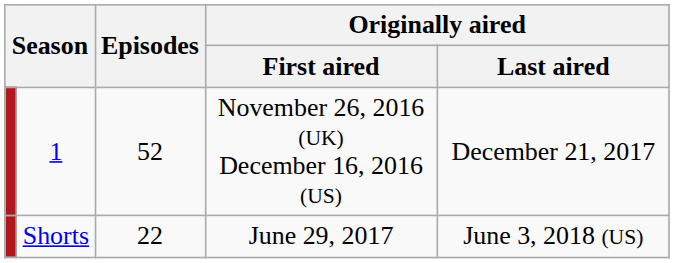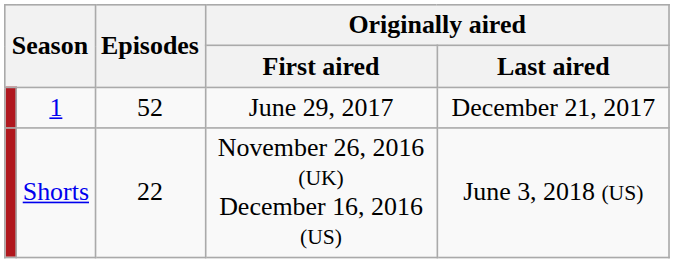(321, 151) November 26, 2016 (UK) December 16, 2016 (US) -> (321, 107) June 29, 2017
(321, 235) June 29, 2017 -> (321, 192) November 26, 2016 (UK) December 16, 2016 (US)
